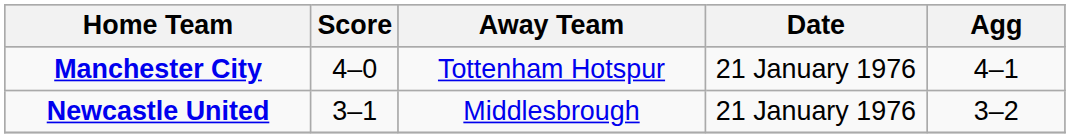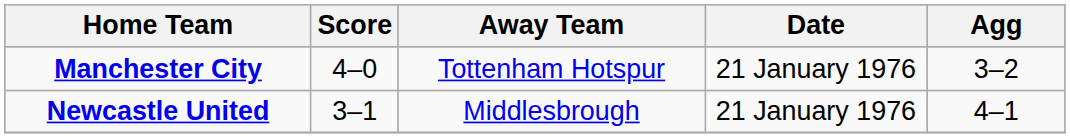(996, 68) 4–1 -> (996, 68) 3–2
(996, 111) 3–2 -> (996, 111) 4–1
